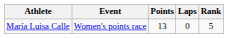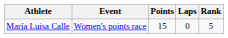(162, 26) 13 -> (162, 26) 15
